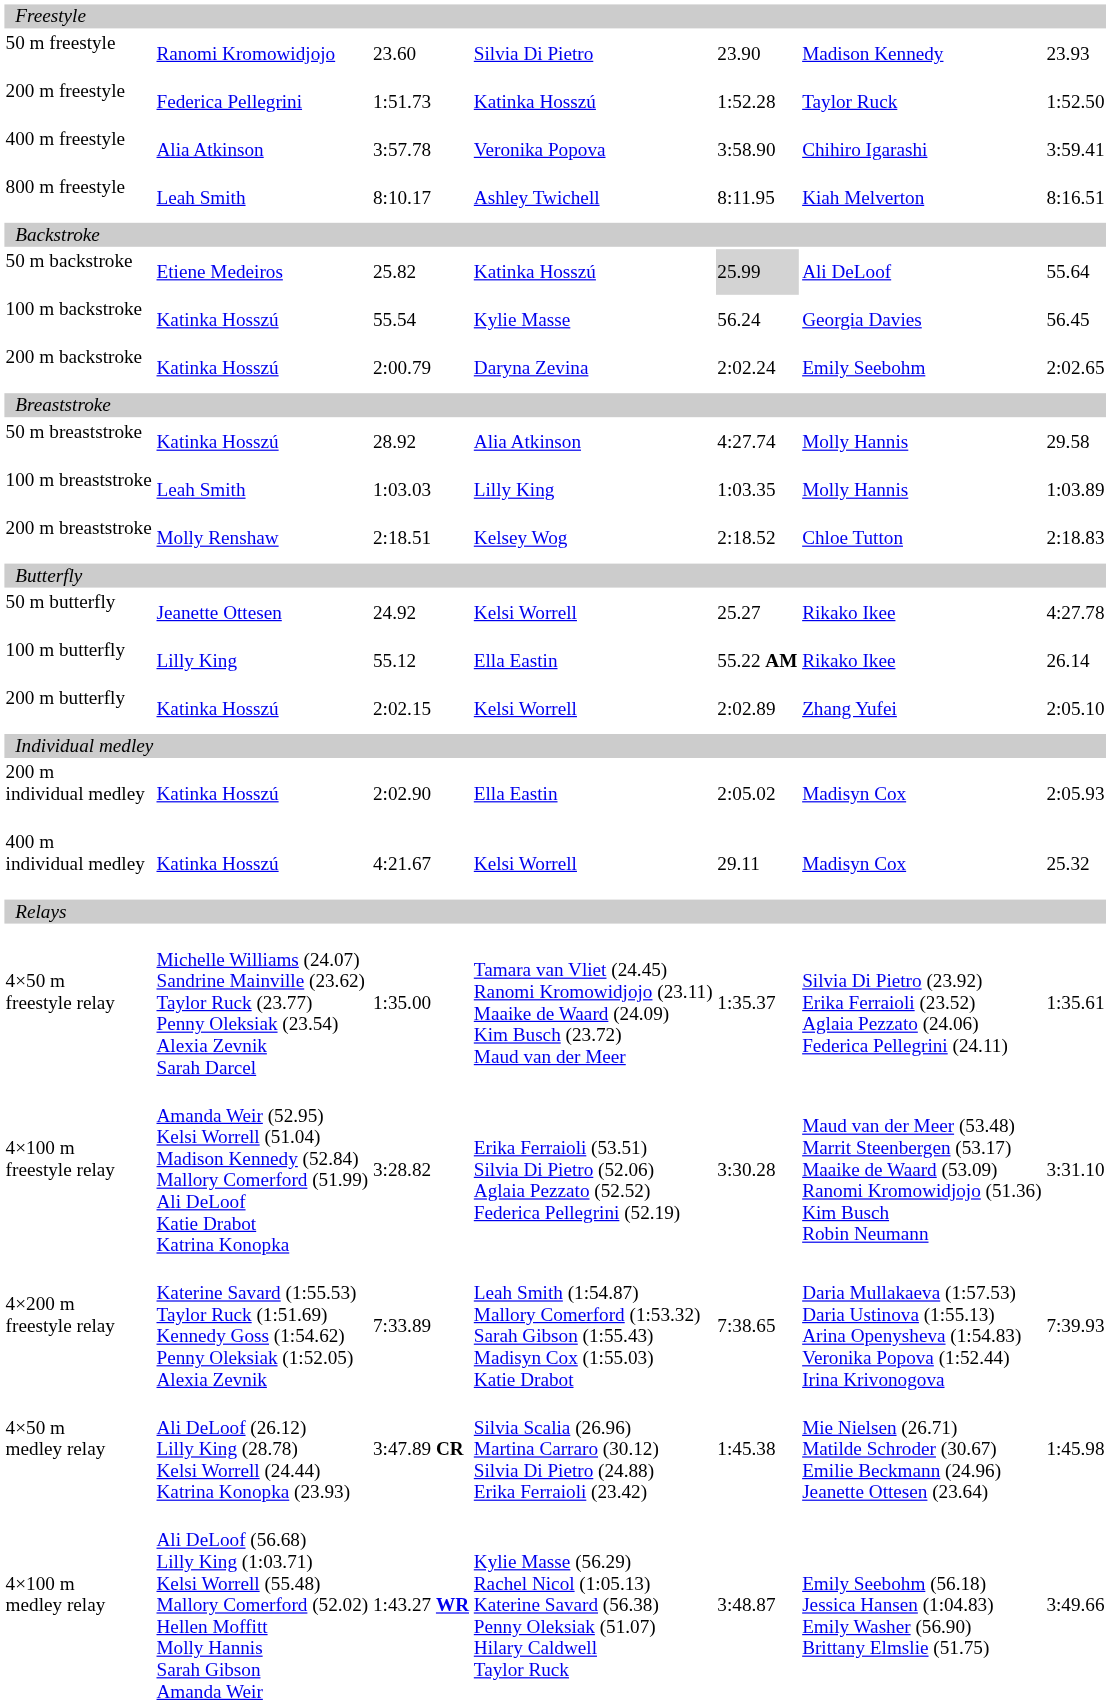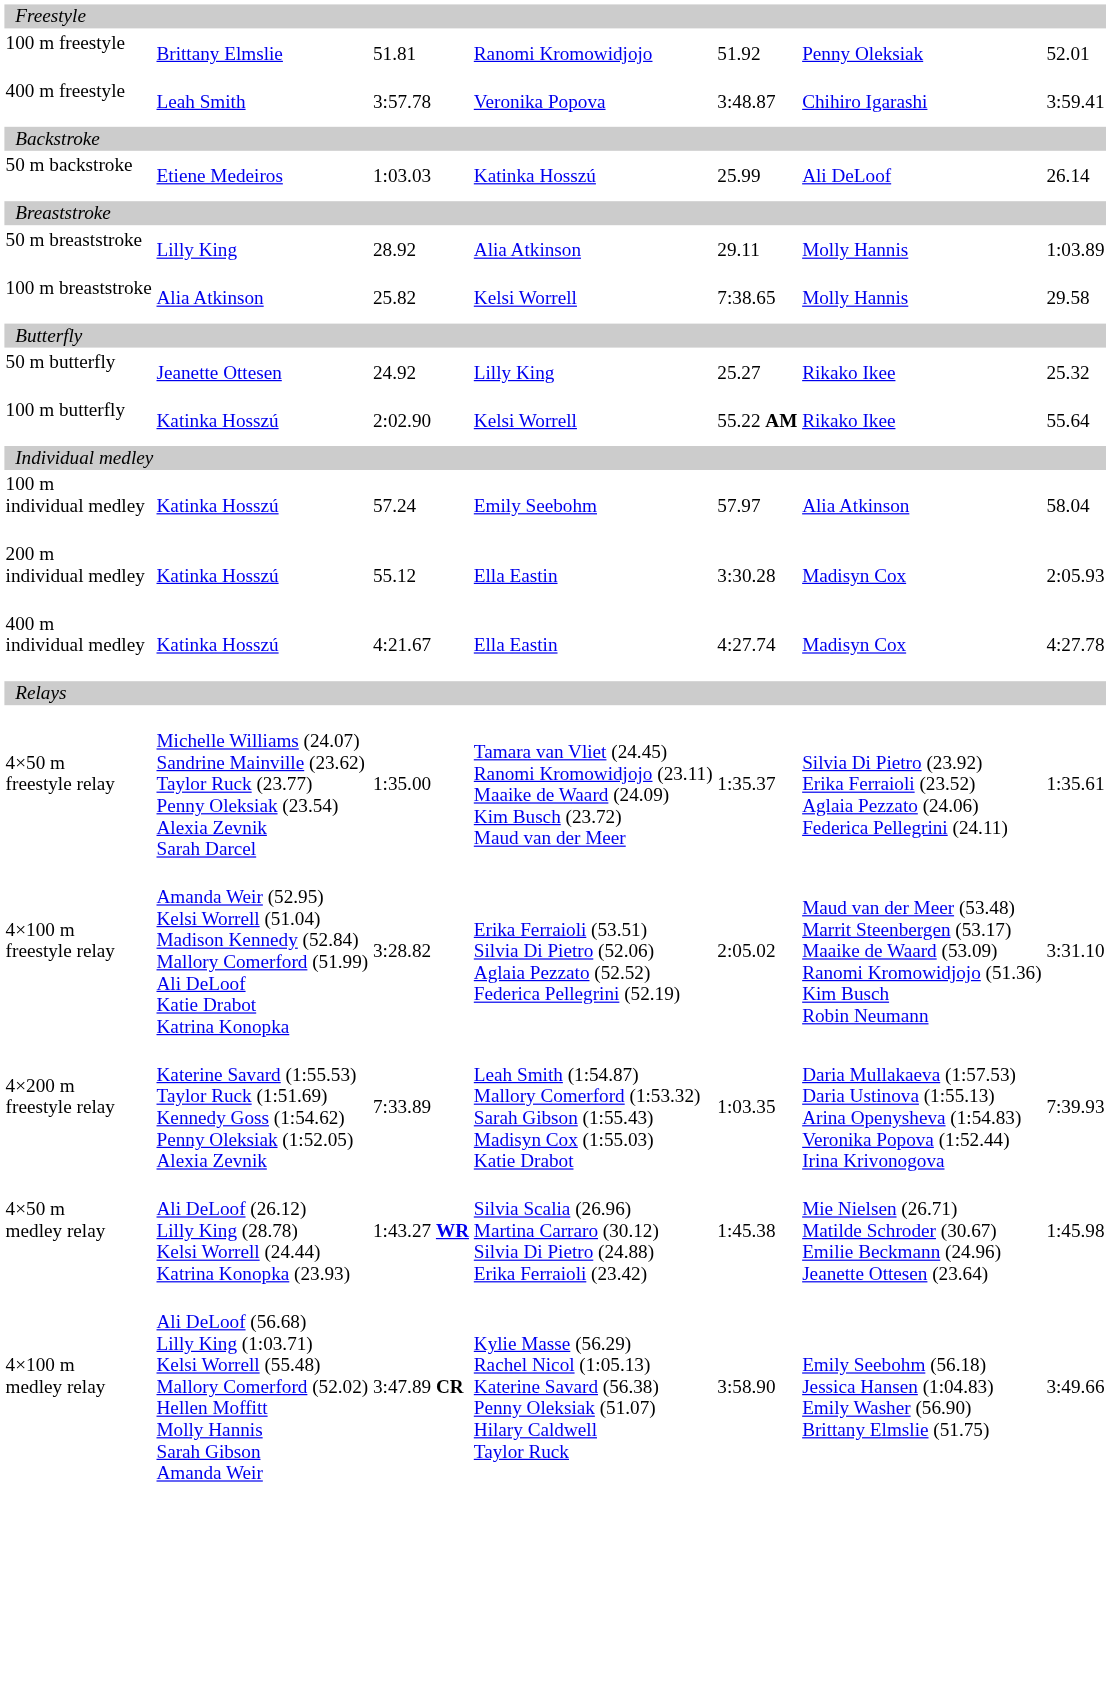- row: (61, 53)
+ row: (65, 53)
- row: (65, 101)
(210, 149) Alia Atkinson -> (201, 101) Leah Smith
(746, 149) 3:58.90 -> (746, 101) 3:48.87
- row: (65, 197)
(395, 271) 25.82 -> (402, 175) 1:03.03
(739, 271) lightgrey background -> (739, 175) no background
(1068, 271) 55.64 -> (1068, 175) 26.14
- row: (74, 319)
- row: (74, 367)
(218, 442) Katinka Hosszú -> (197, 250) Lilly King
(746, 442) 4:27.74 -> (739, 250) 29.11
(1068, 442) 29.58 -> (1075, 250) 1:03.89
(201, 490) Leah Smith -> (210, 298) Alia Atkinson
(402, 490) 1:03.03 -> (395, 298) 25.82
(514, 490) Lilly King -> (525, 298) Kelsi Worrell
(746, 490) 1:03.35 -> (746, 298) 7:38.65
(1075, 490) 1:03.89 -> (1068, 298) 29.58
- row: (79, 538)
(525, 612) Kelsi Worrell -> (514, 372) Lilly King
(1075, 612) 4:27.78 -> (1068, 372) 25.32
(197, 660) Lilly King -> (218, 420) Katinka Hosszú
(395, 660) 55.12 -> (402, 420) 2:02.90
(516, 660) Ella Eastin -> (525, 420) Kelsi Worrell
(1068, 660) 26.14 -> (1068, 420) 55.64
- row: (65, 708)
+ row: (75, 505)
(402, 793) 2:02.90 -> (395, 575) 55.12
(746, 793) 2:05.02 -> (746, 575) 3:30.28
(525, 863) Kelsi Worrell -> (516, 645) Ella Eastin
(739, 863) 29.11 -> (746, 645) 4:27.74
(1068, 863) 25.32 -> (1075, 645) 4:27.78
(746, 1169) 3:30.28 -> (746, 951) 2:05.02
(746, 1325) 7:38.65 -> (746, 1107) 1:03.35
(418, 1449) 3:47.89 CR -> (421, 1230) 1:43.27 WR
(421, 1605) 1:43.27 WR -> (418, 1386) 3:47.89 CR
(746, 1605) 3:48.87 -> (746, 1386) 3:58.90
